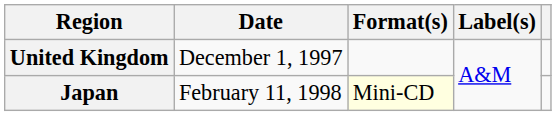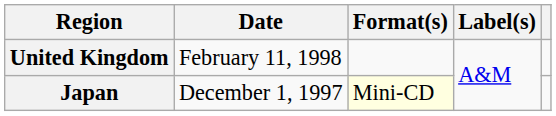(261, 57) December 1, 1997 -> (260, 57) February 11, 1998
(260, 92) February 11, 1998 -> (261, 92) December 1, 1997
